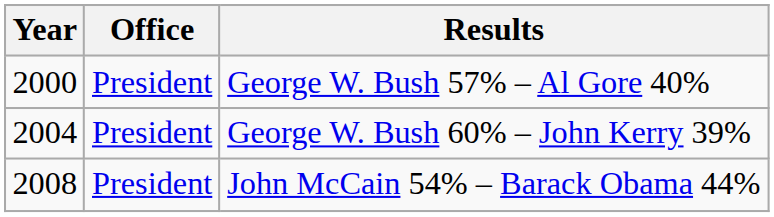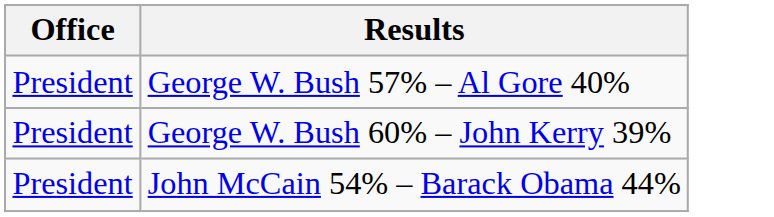- column: (45, 30)
